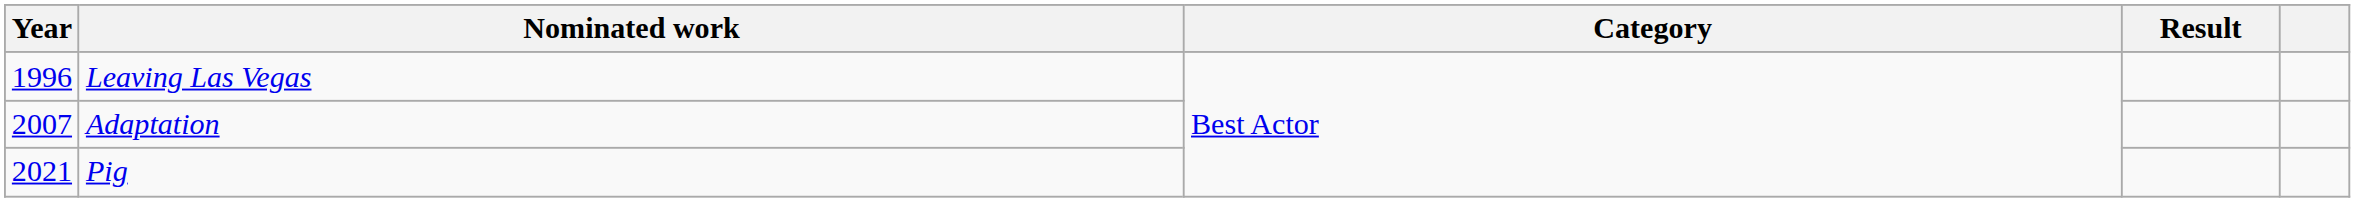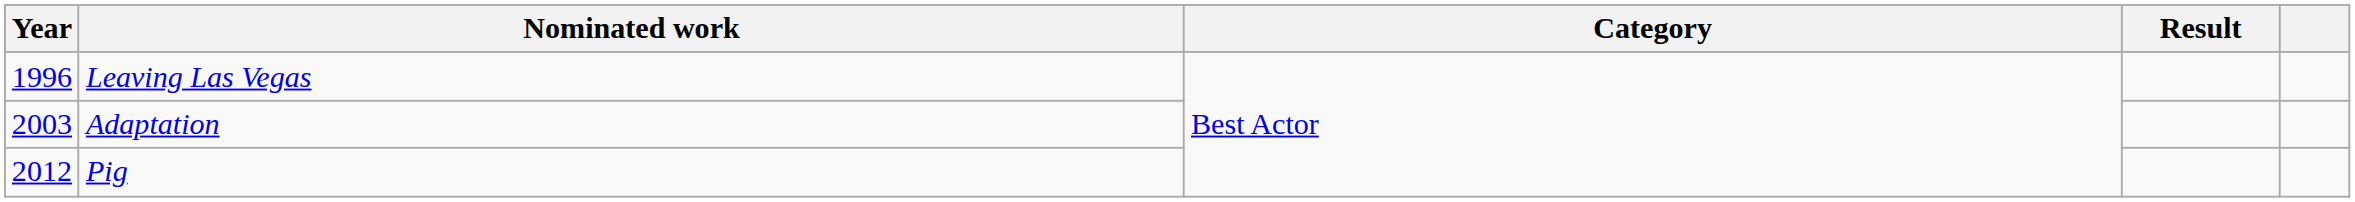(42, 123) 2007 -> (42, 123) 2003
(42, 171) 2021 -> (42, 171) 2012
